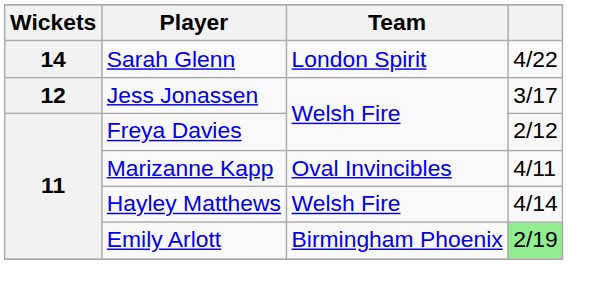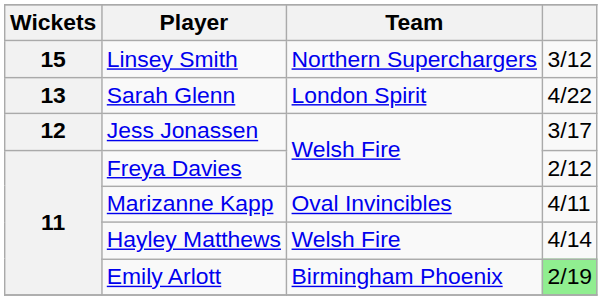+ row: (172, 58)
(53, 58) 14 -> (53, 95) 13
